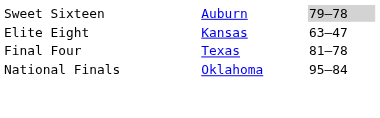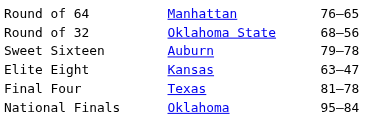+ row: (47, 13)
+ row: (47, 32)
(328, 13) lightgrey background -> (340, 51) no background
